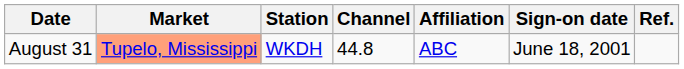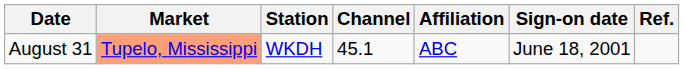(355, 48) 44.8 -> (355, 48) 45.1
